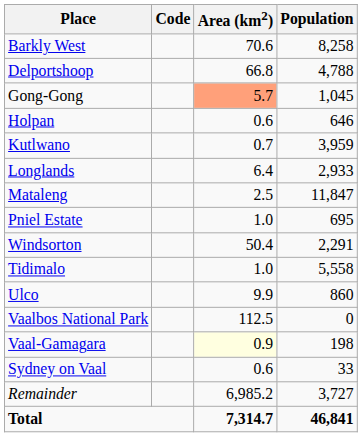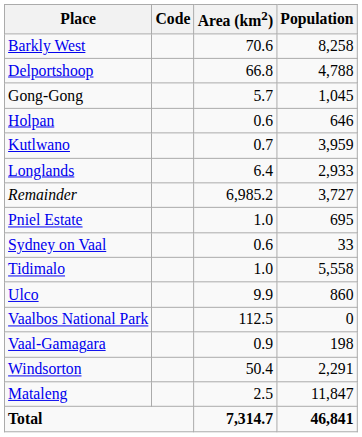(263, 95) lightsalmon background -> (263, 95) no background
rows swapped: (38, 195) <-> (43, 394)
rows swapped: (57, 369) <-> (45, 244)
(263, 344) lightyellow background -> (263, 344) no background
